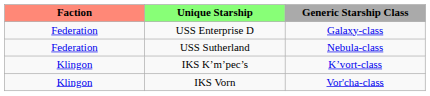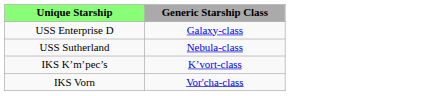- column: (75, 13)
